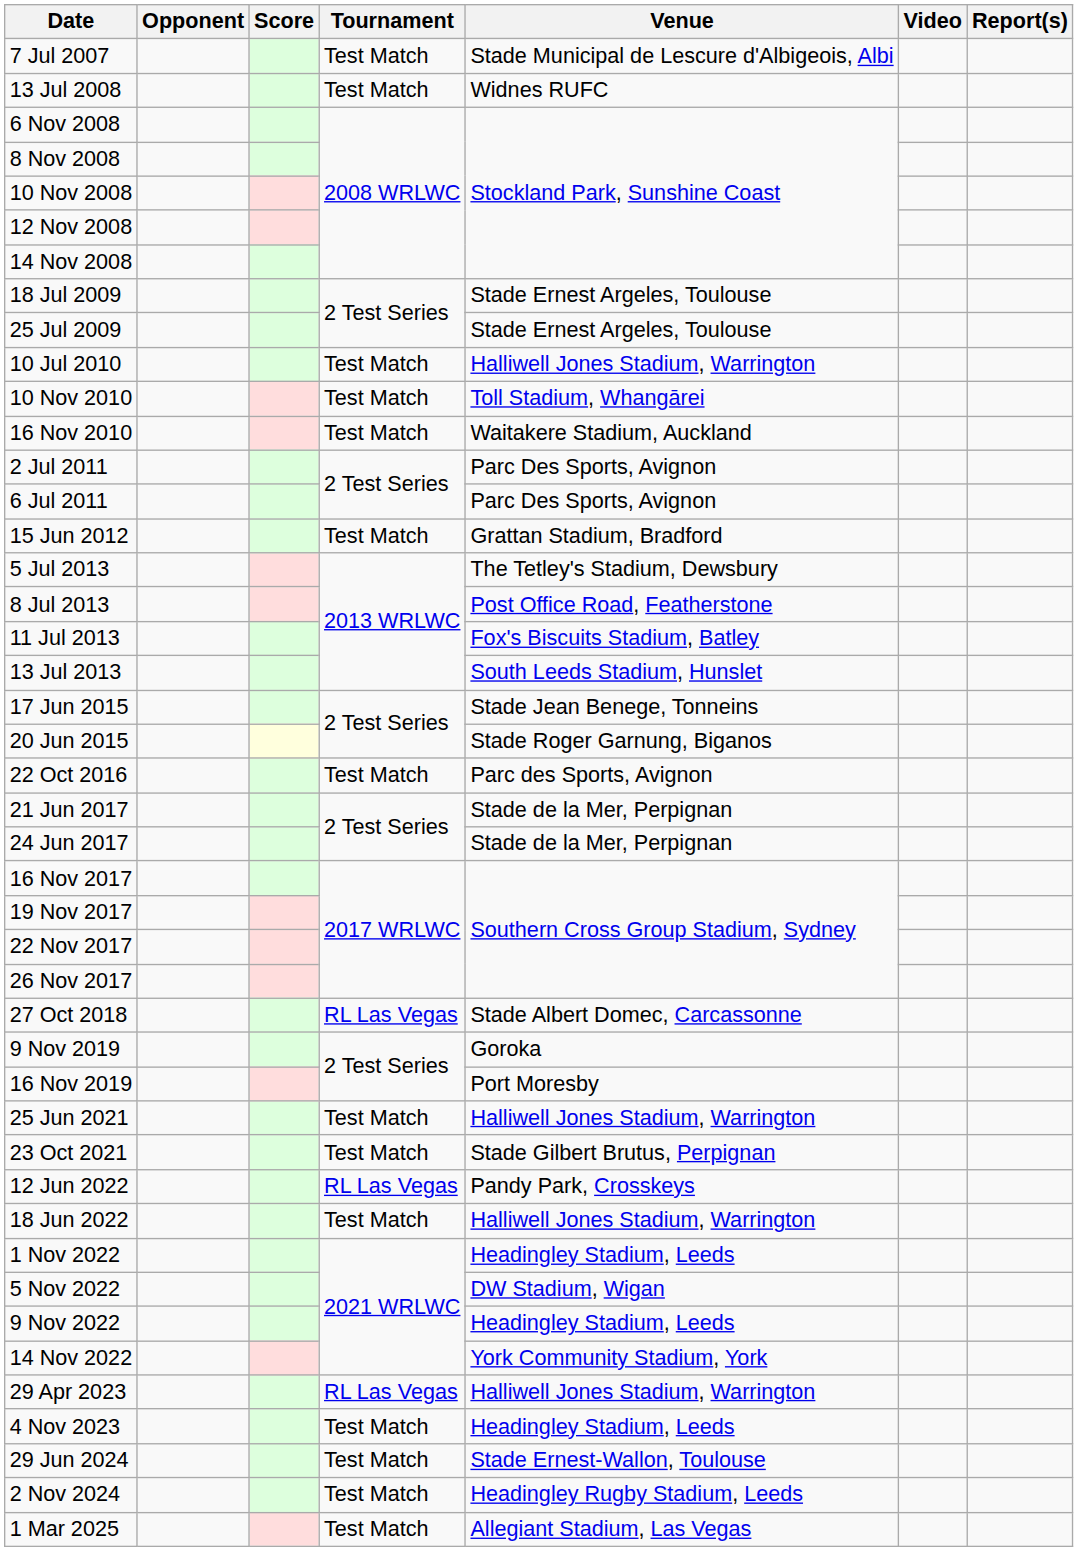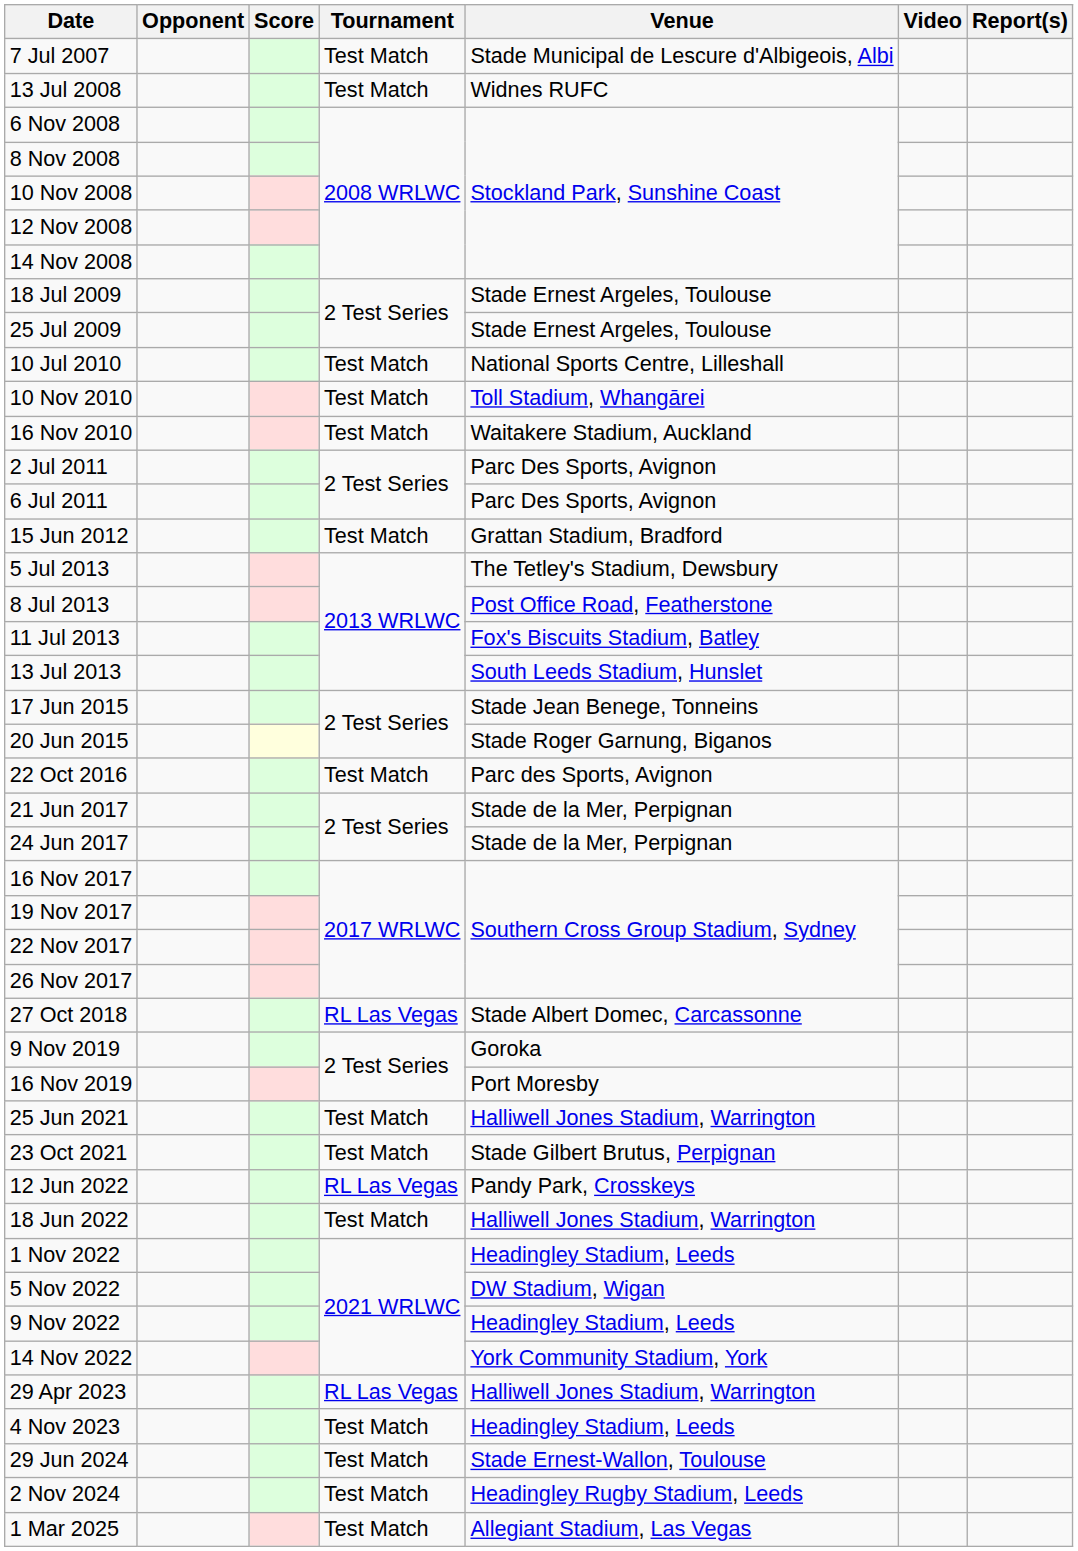(643, 364) Halliwell Jones Stadium, Warrington -> (627, 364) National Sports Centre, Lilleshall
